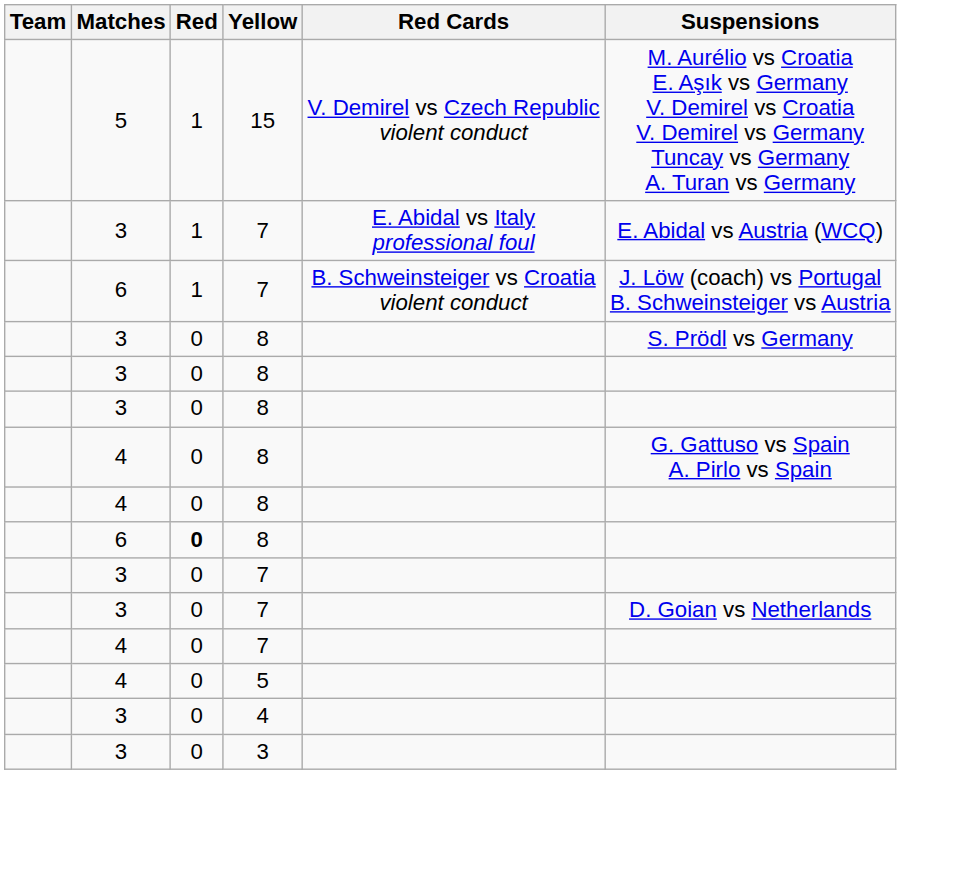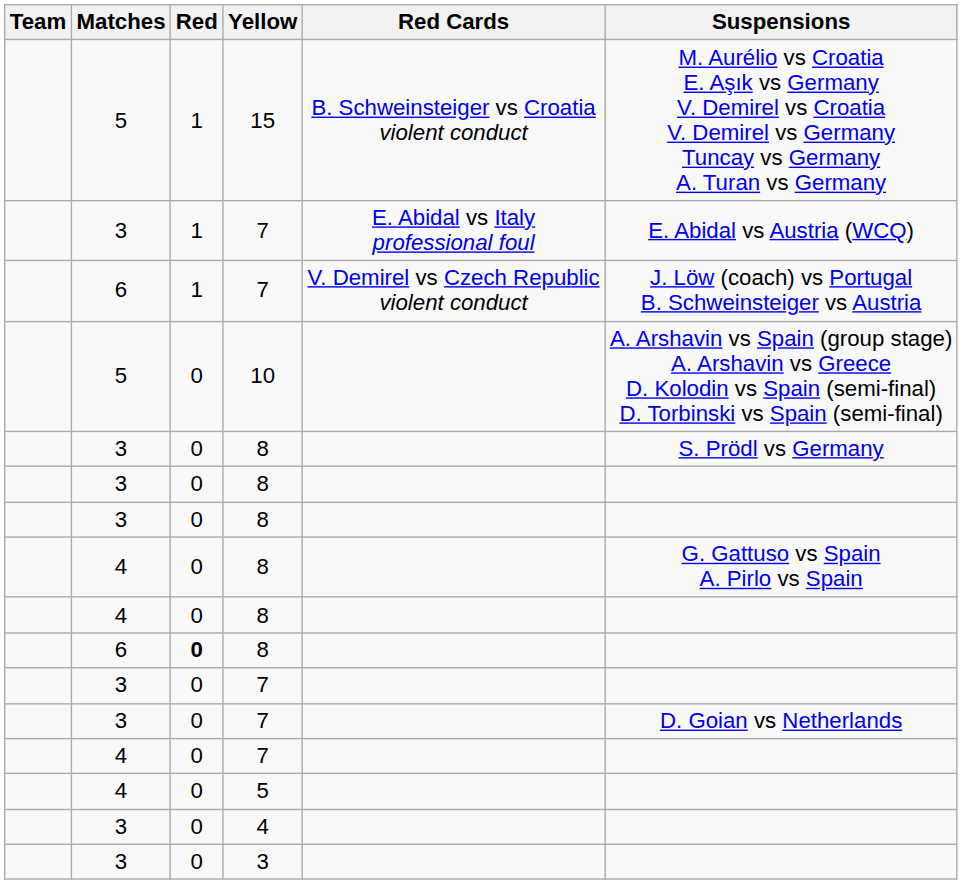(454, 119) V. Demirel vs Czech Republic violent conduct -> (454, 119) B. Schweinsteiger vs Croatia violent conduct
(454, 290) B. Schweinsteiger vs Croatia violent conduct -> (454, 290) V. Demirel vs Czech Republic violent conduct
+ row: (121, 375)
